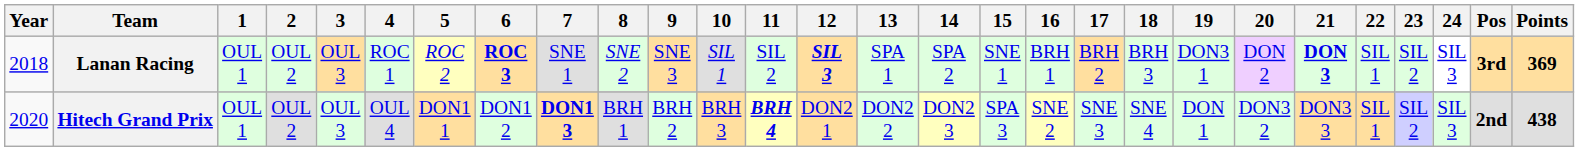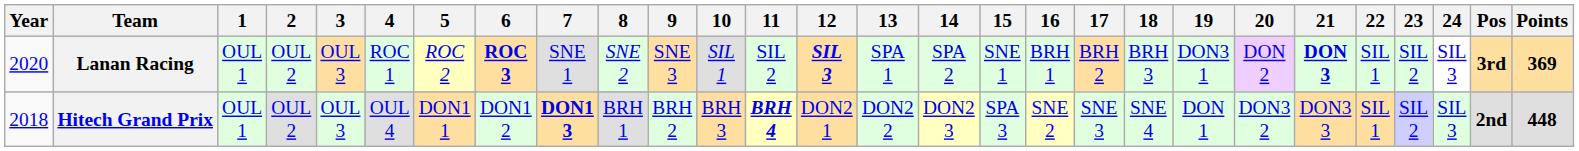(29, 63) 2018 -> (29, 63) 2020
(29, 118) 2020 -> (29, 118) 2018
(1542, 118) 438 -> (1542, 118) 448
